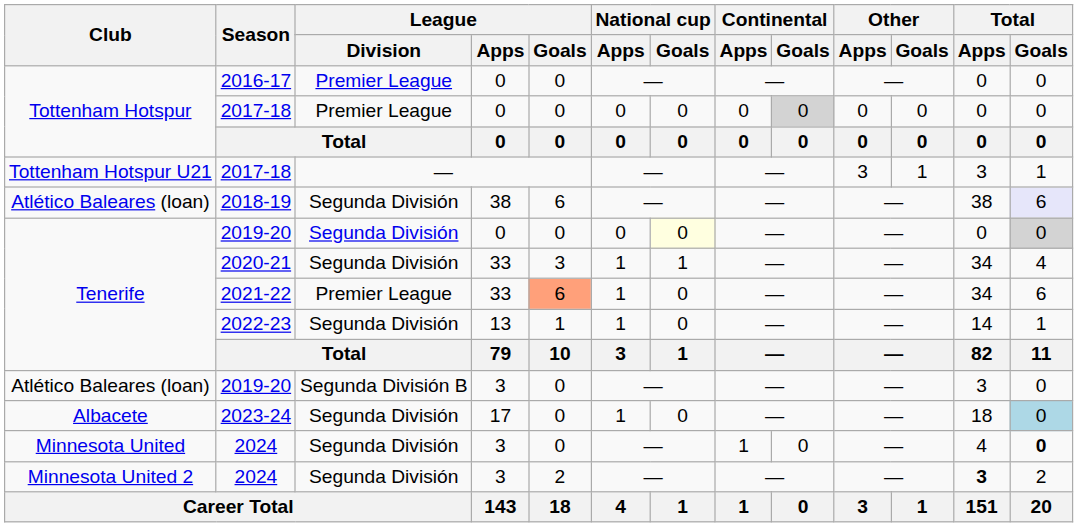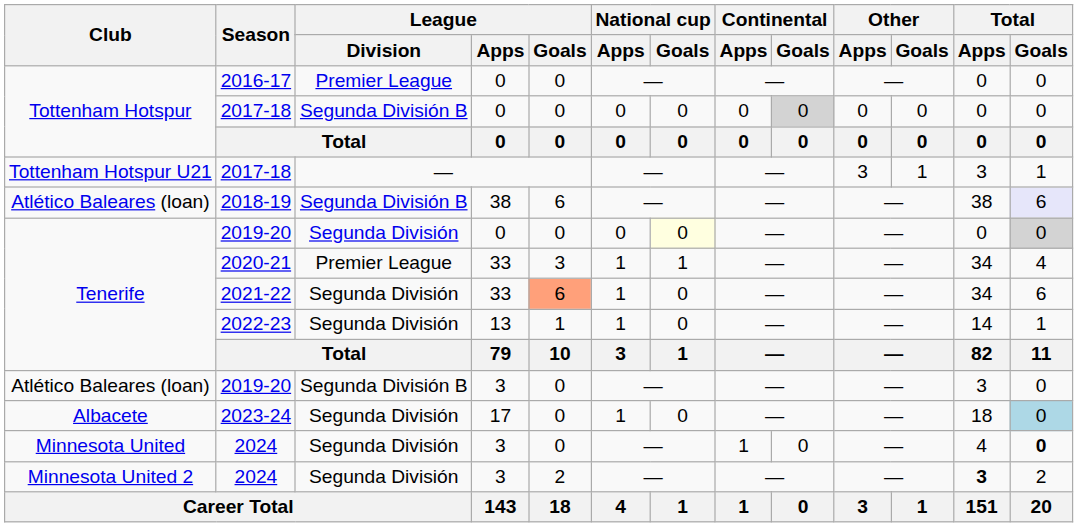(384, 111) Premier League -> (384, 111) Segunda División B
(384, 202) Segunda División -> (384, 202) Segunda División B
(384, 263) Segunda División -> (384, 263) Premier League
(384, 293) Premier League -> (384, 293) Segunda División
